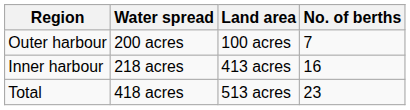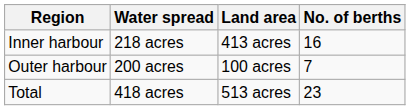rows swapped: (56, 68) <-> (58, 42)
